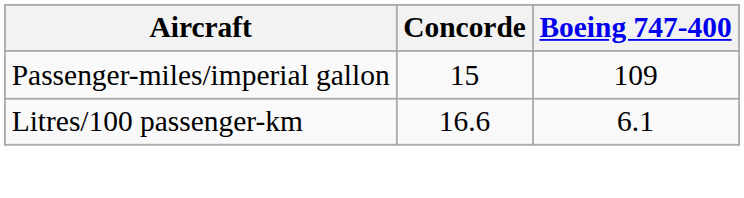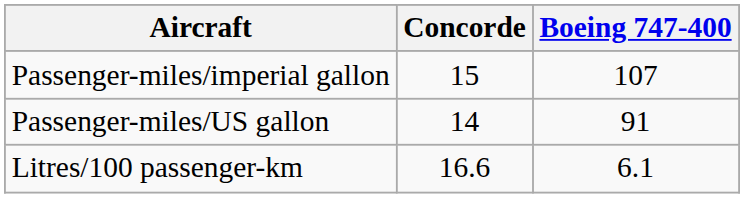(636, 74) 109 -> (636, 74) 107
+ row: (170, 121)
